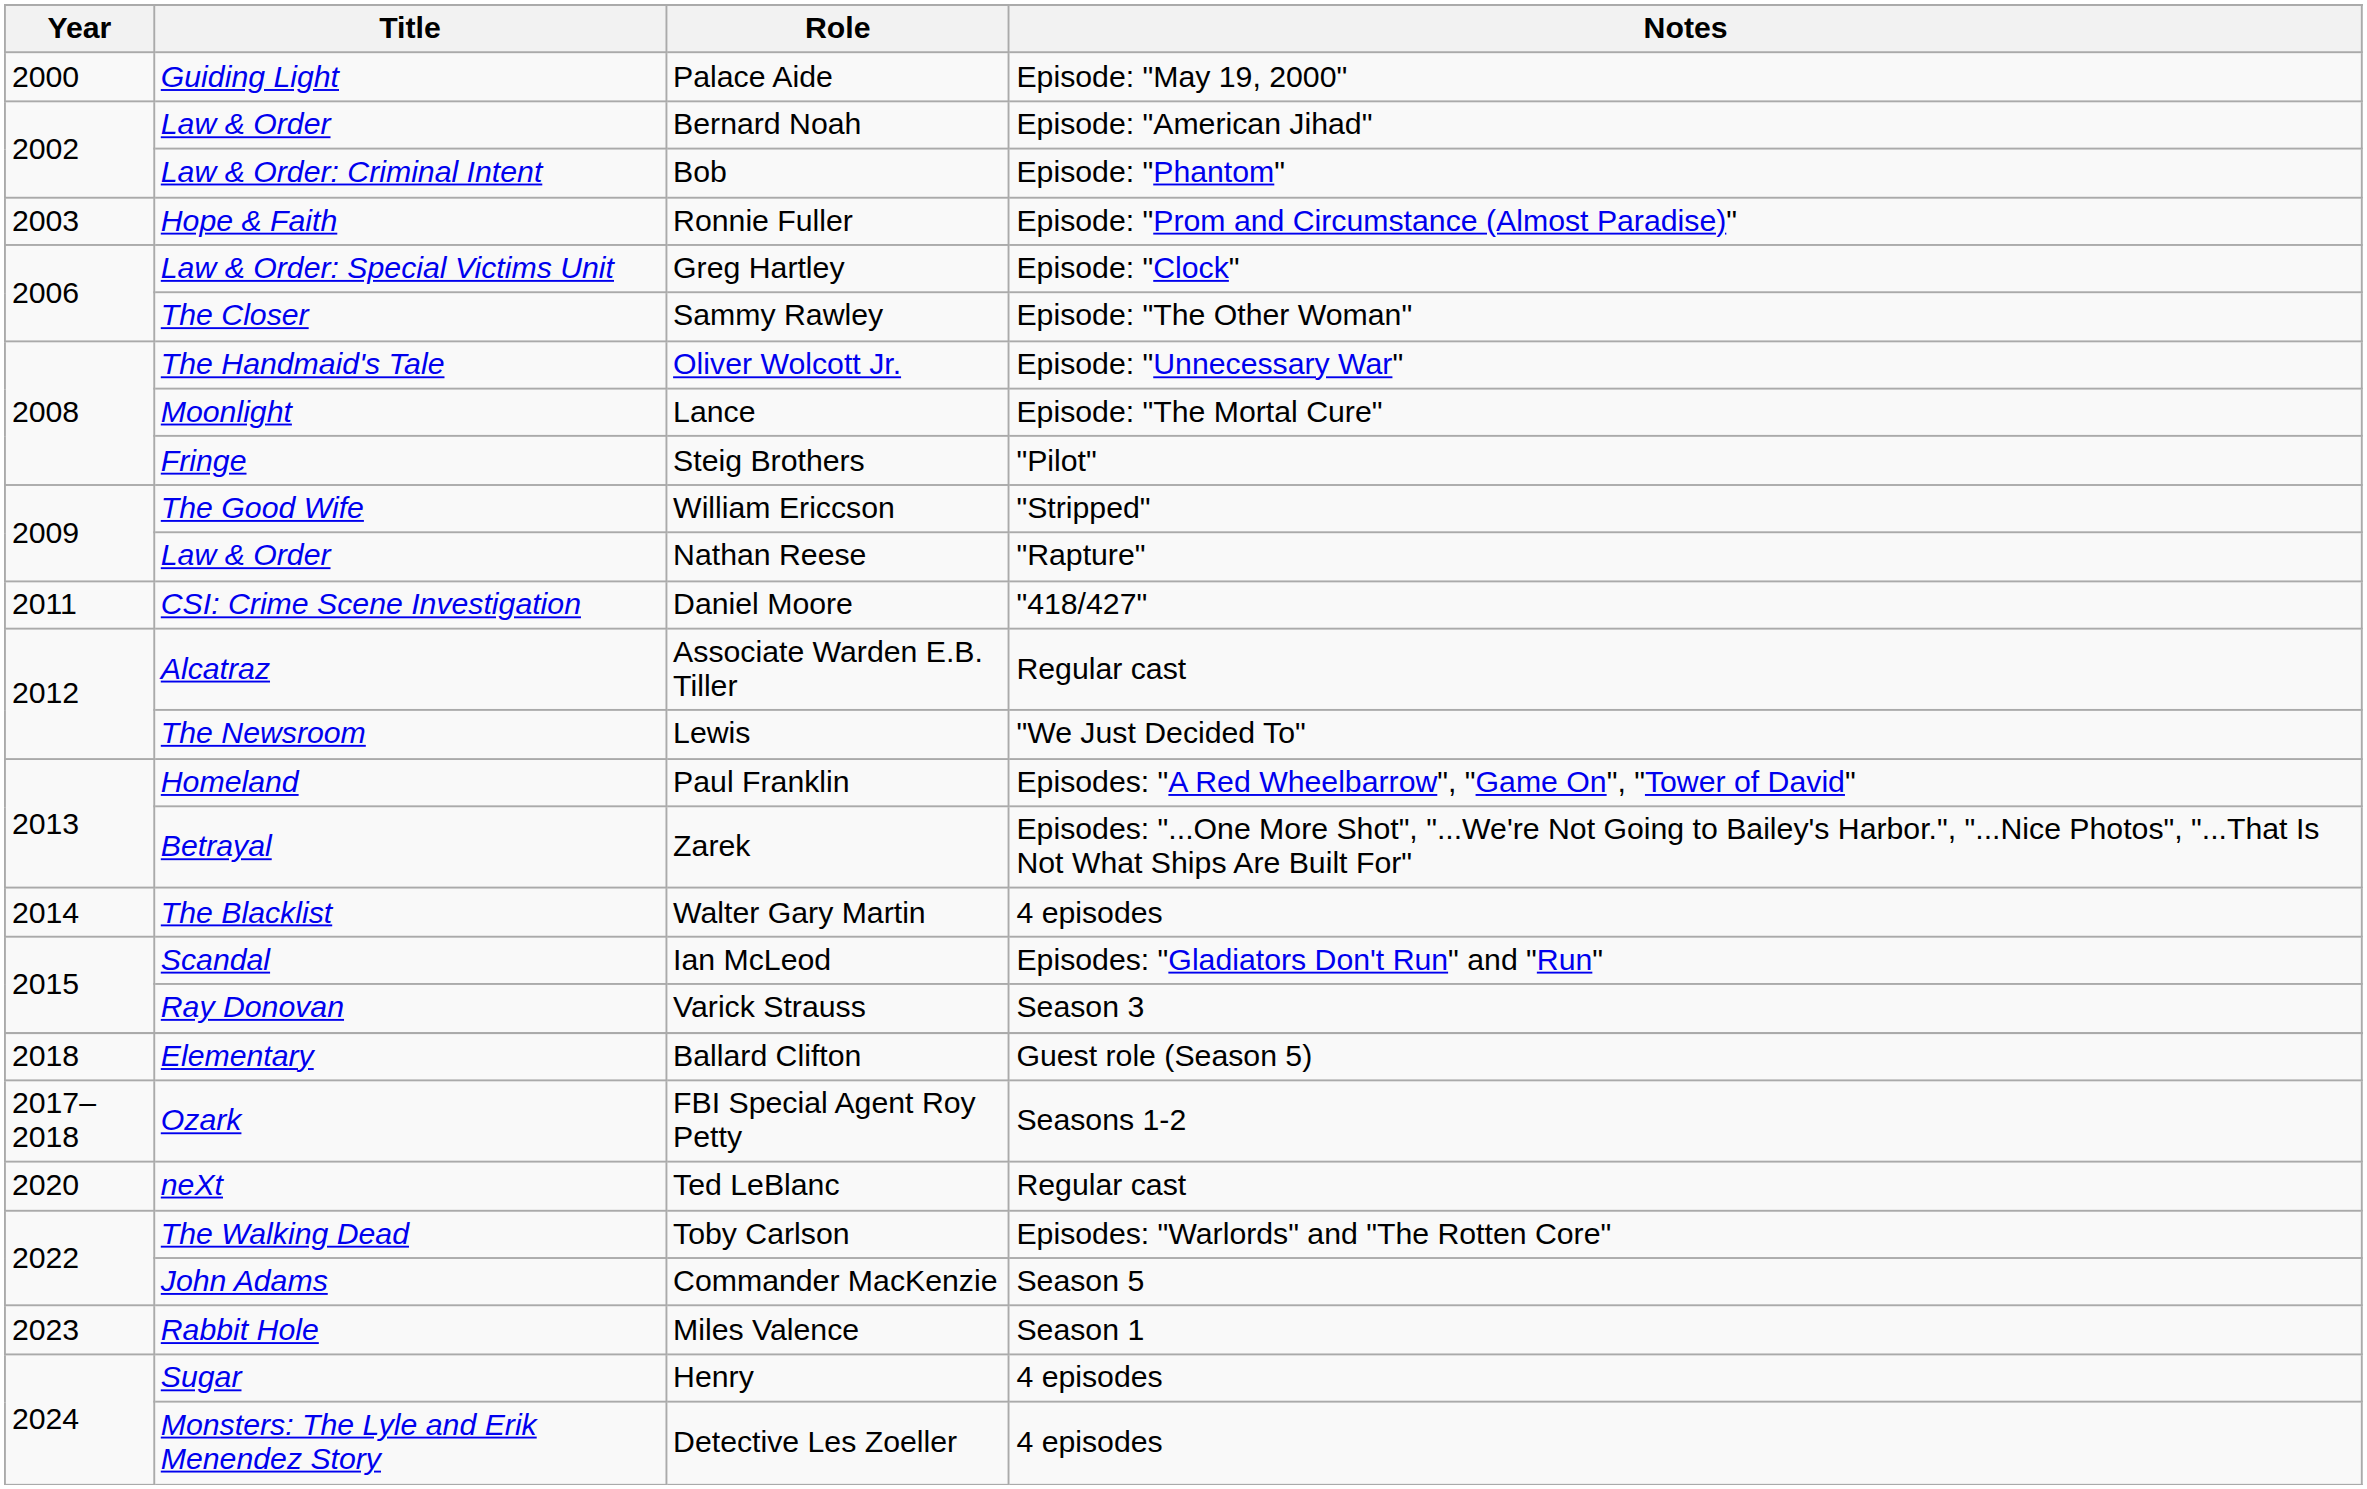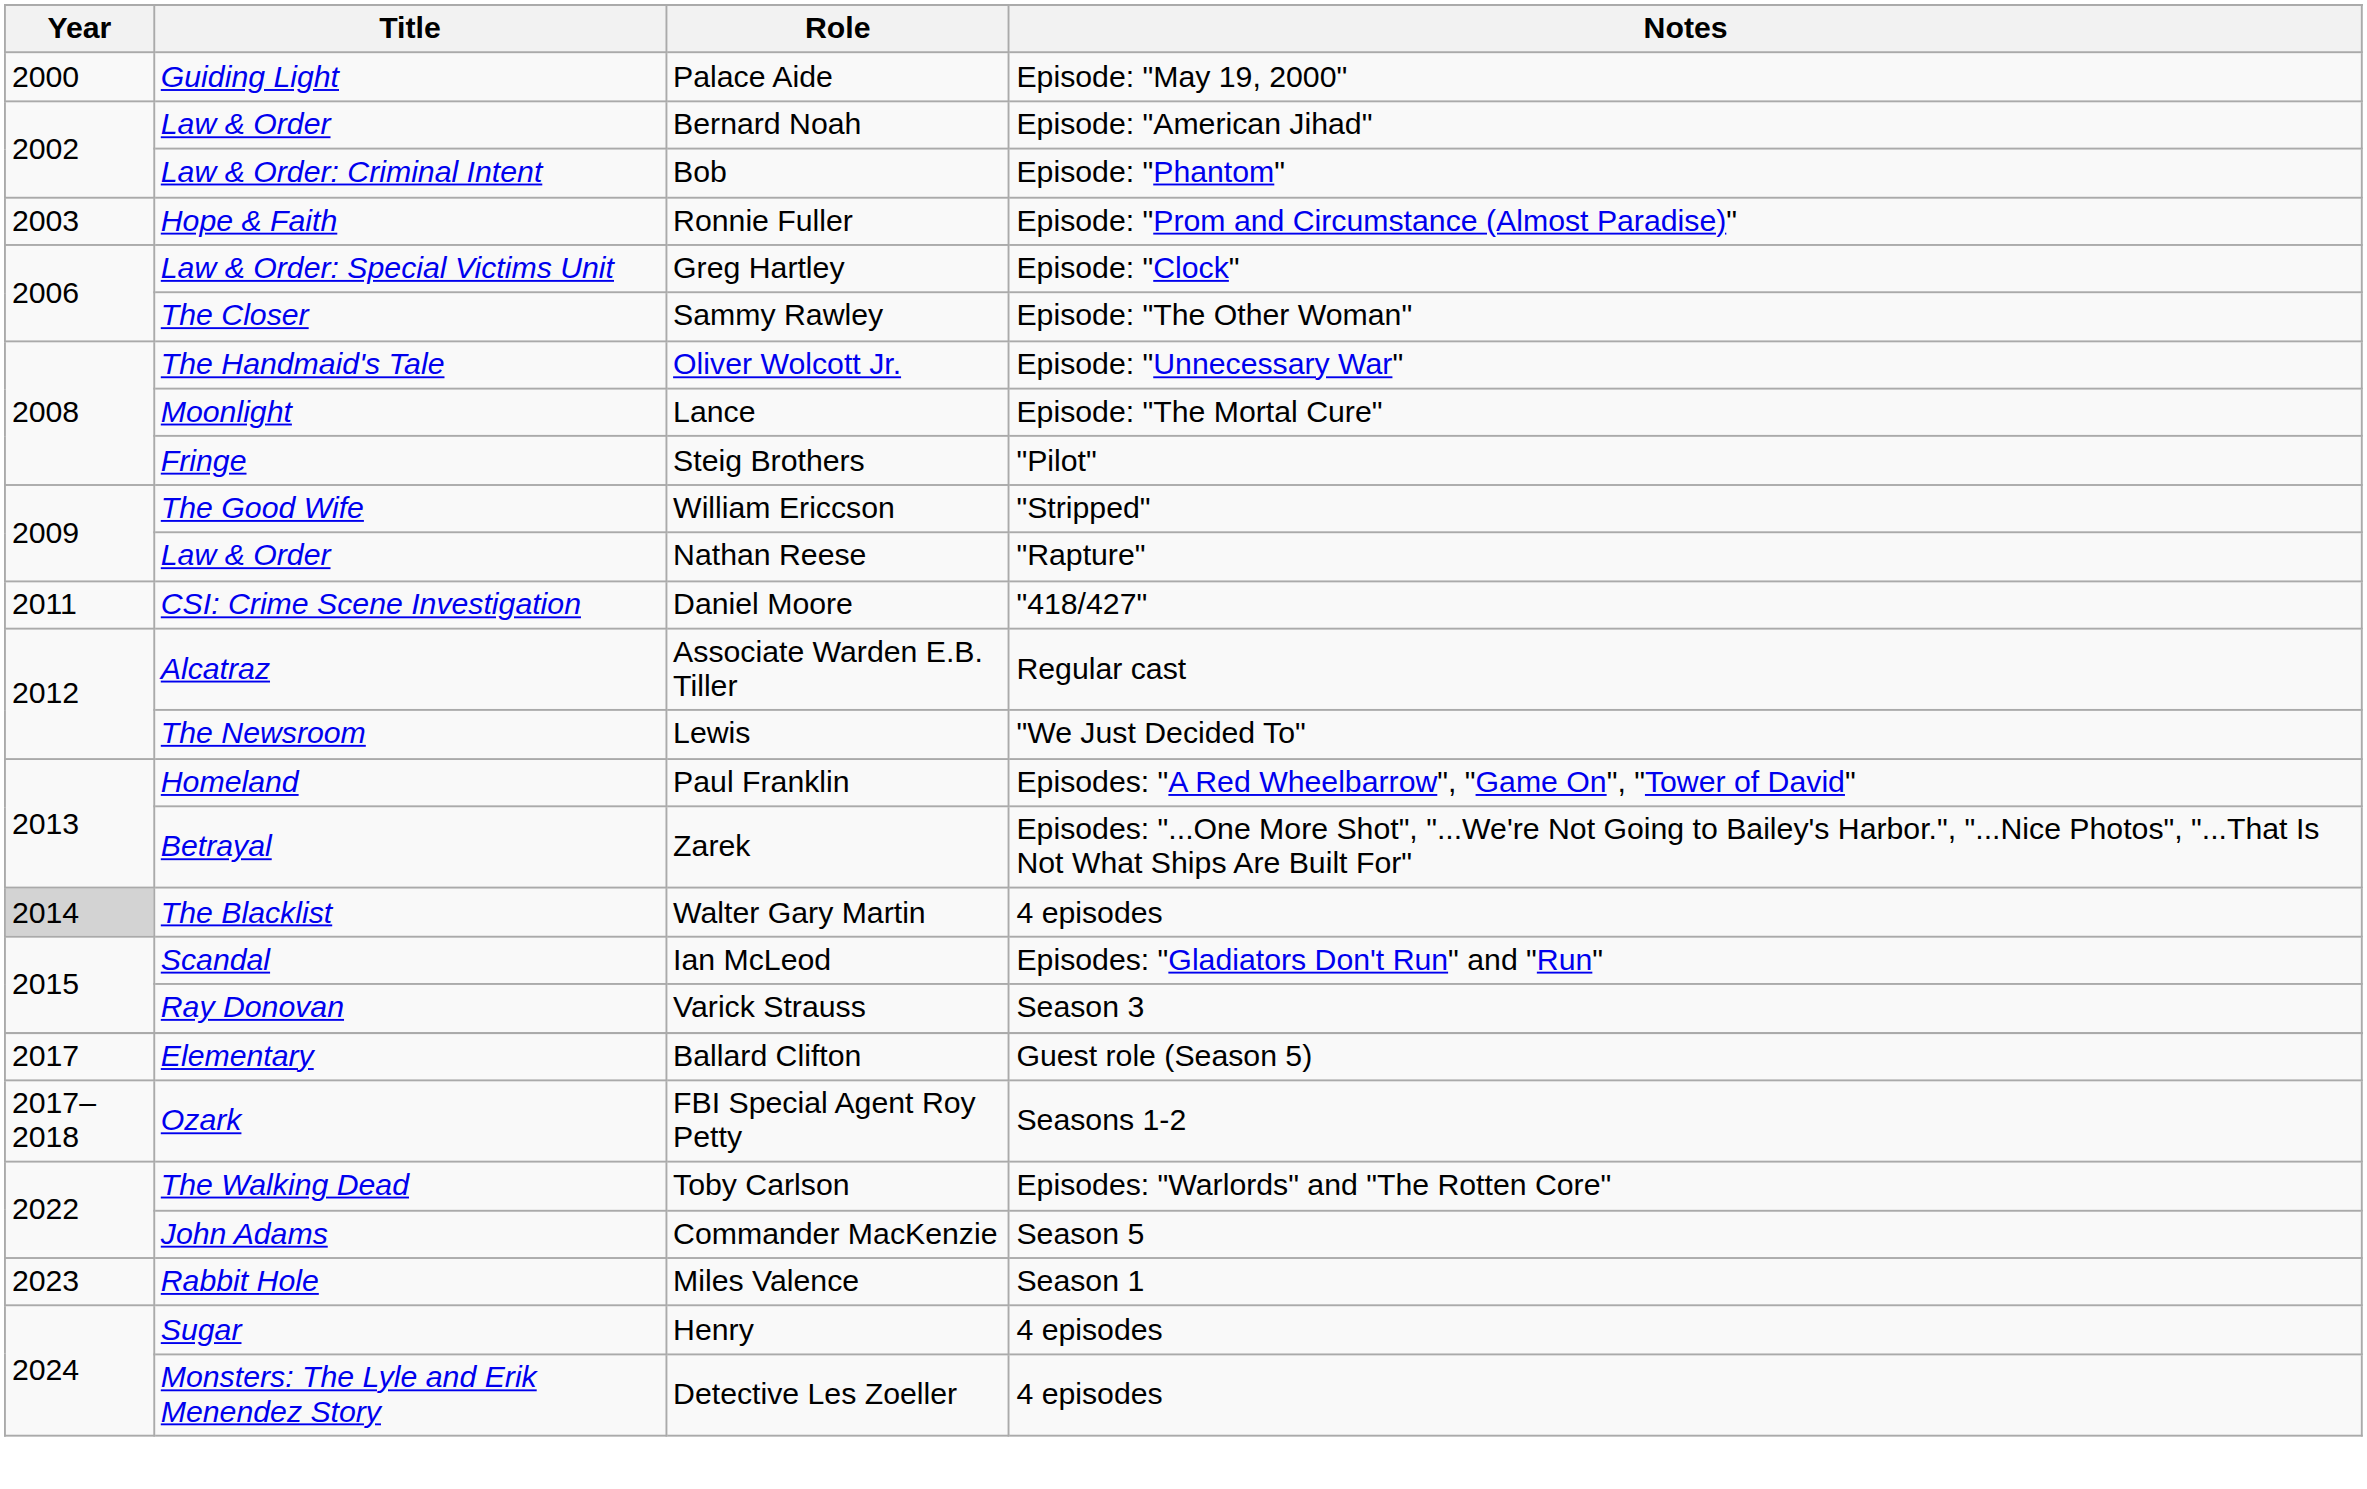(46, 911) no background -> (46, 911) lightgrey background
(46, 1055) 2018 -> (46, 1055) 2017
- row: (756, 1185)
